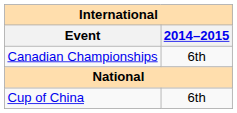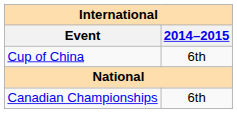rows swapped: (46, 98) <-> (83, 56)
